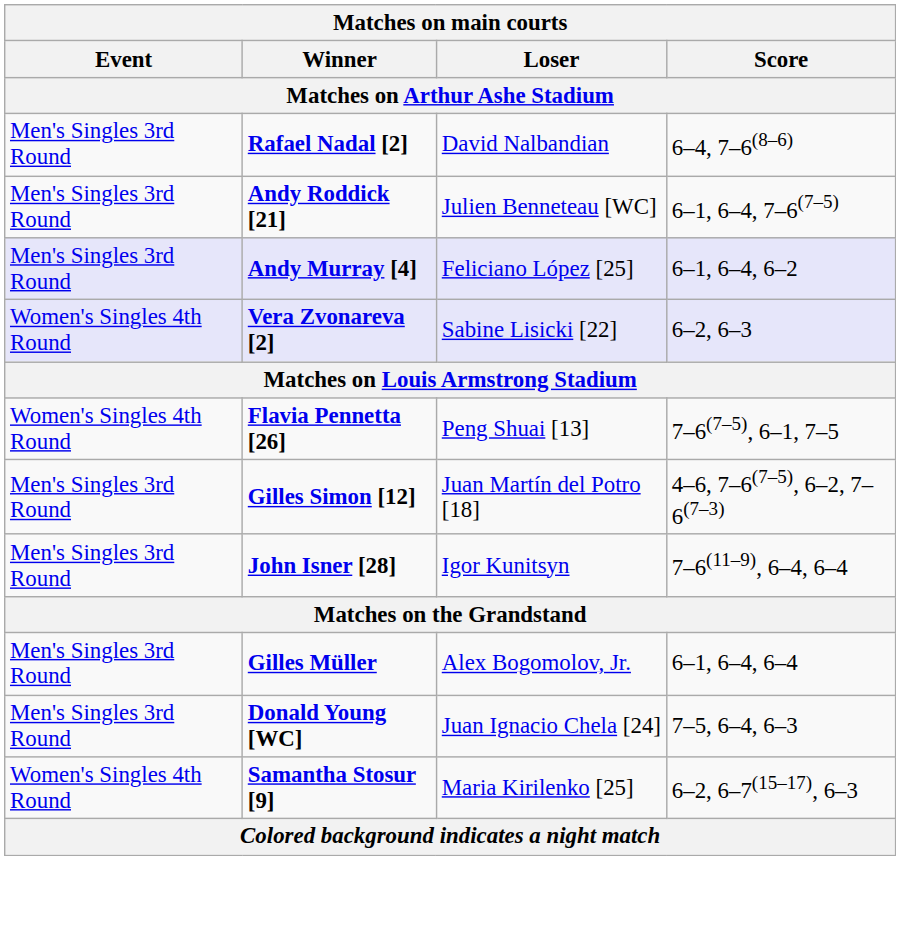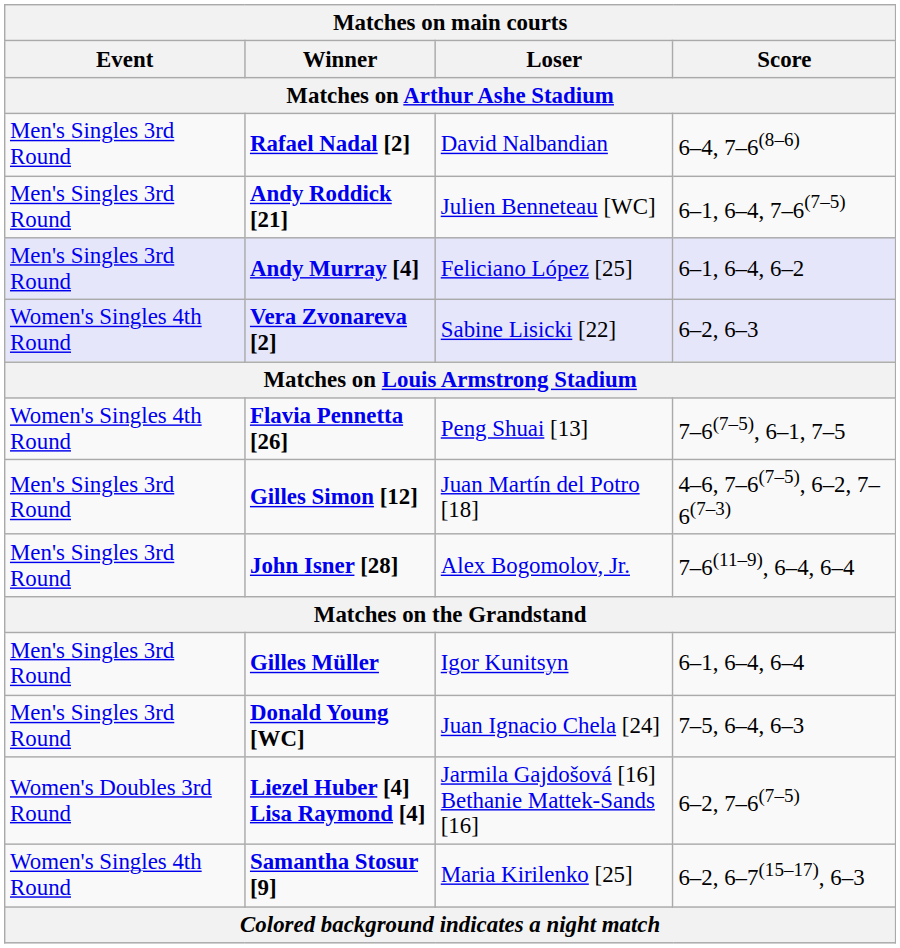(506, 565) Igor Kunitsyn -> (535, 565) Alex Bogomolov, Jr.
(536, 663) Alex Bogomolov, Jr. -> (505, 663) Igor Kunitsyn
+ row: (338, 800)
